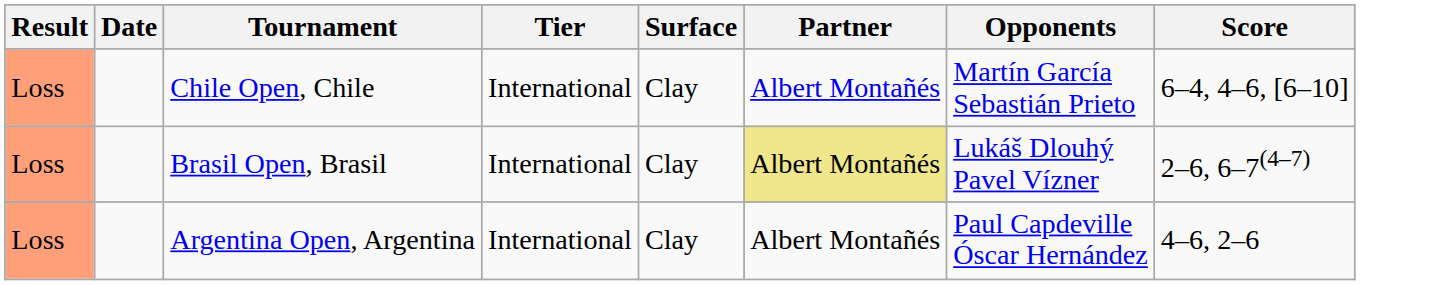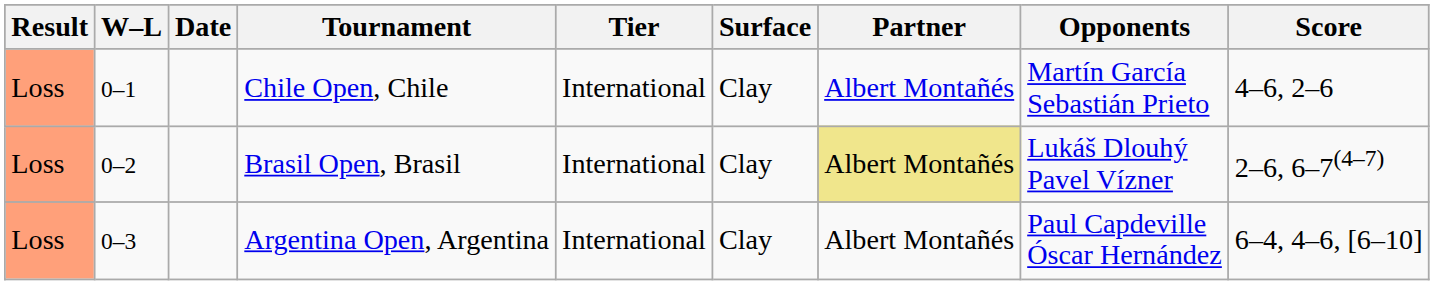+ column: (132, 26)
(1255, 87) 6–4, 4–6, [6–10] -> (1284, 87) 4–6, 2–6
(1210, 240) 4–6, 2–6 -> (1329, 240) 6–4, 4–6, [6–10]
